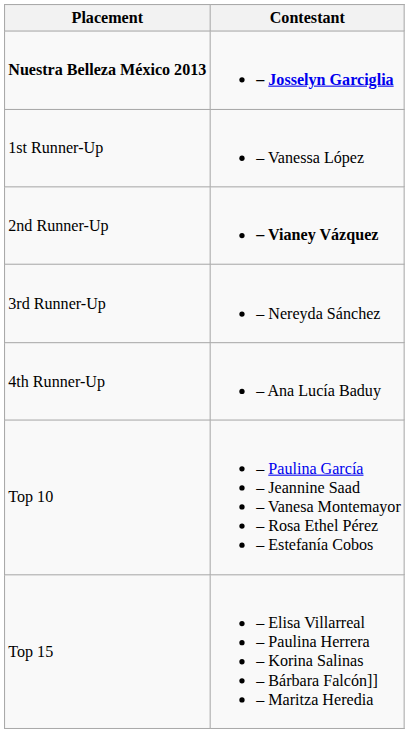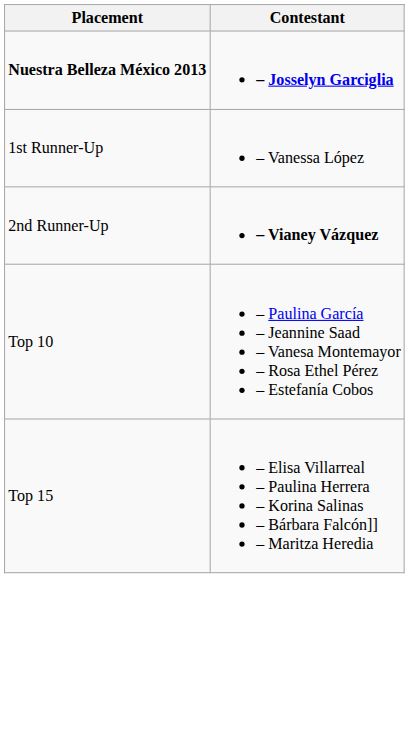- row: (57, 303)
- row: (57, 381)
